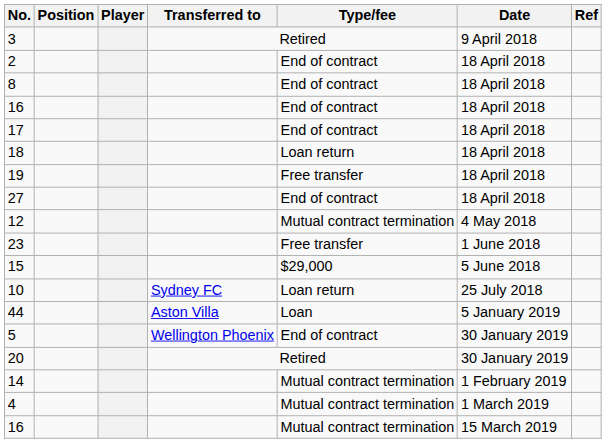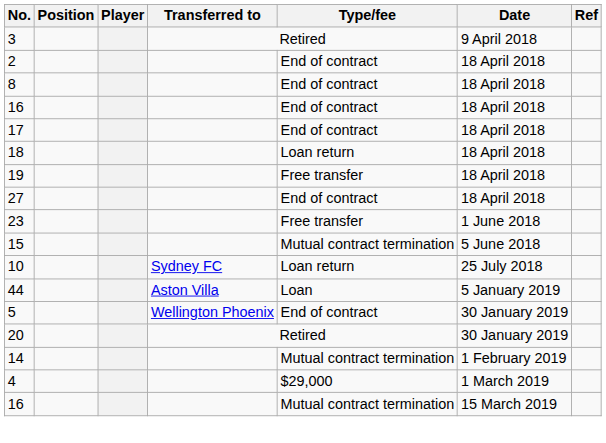- row: (16, 221)
(307, 267) $29,000 -> (367, 244) Mutual contract termination
(367, 404) Mutual contract termination -> (307, 381) $29,000
